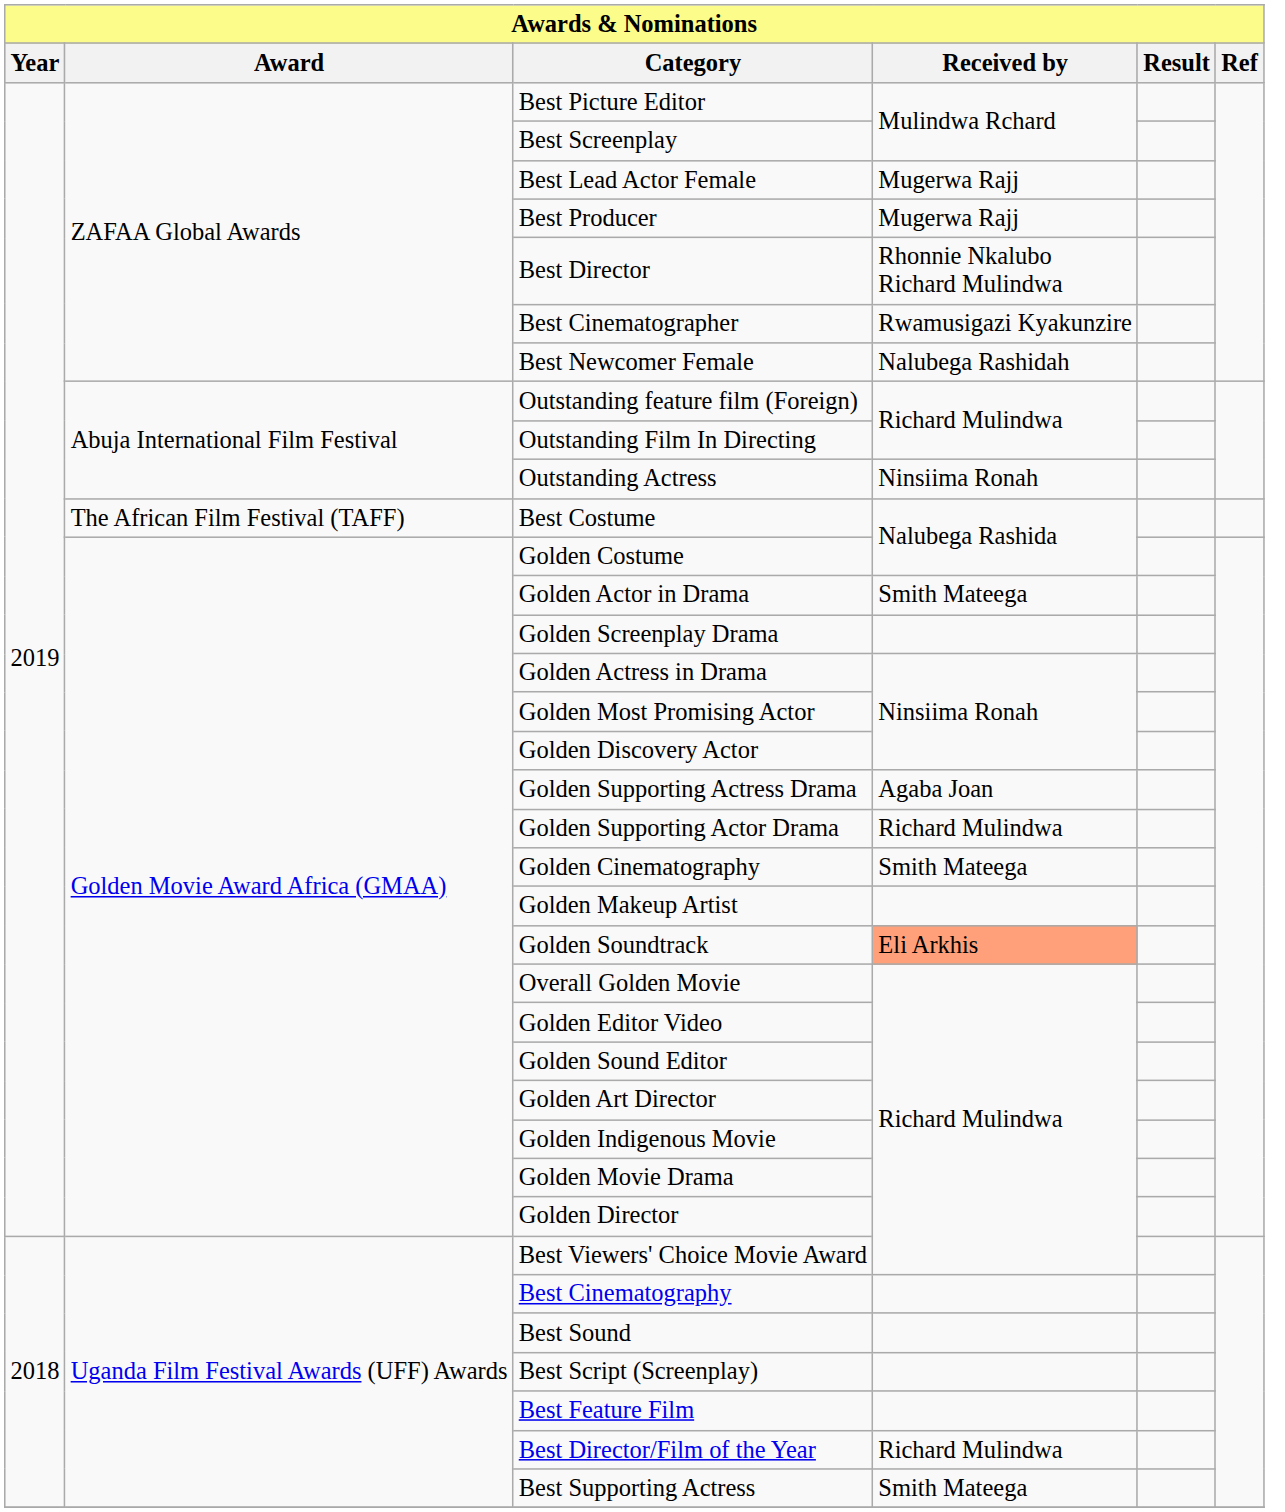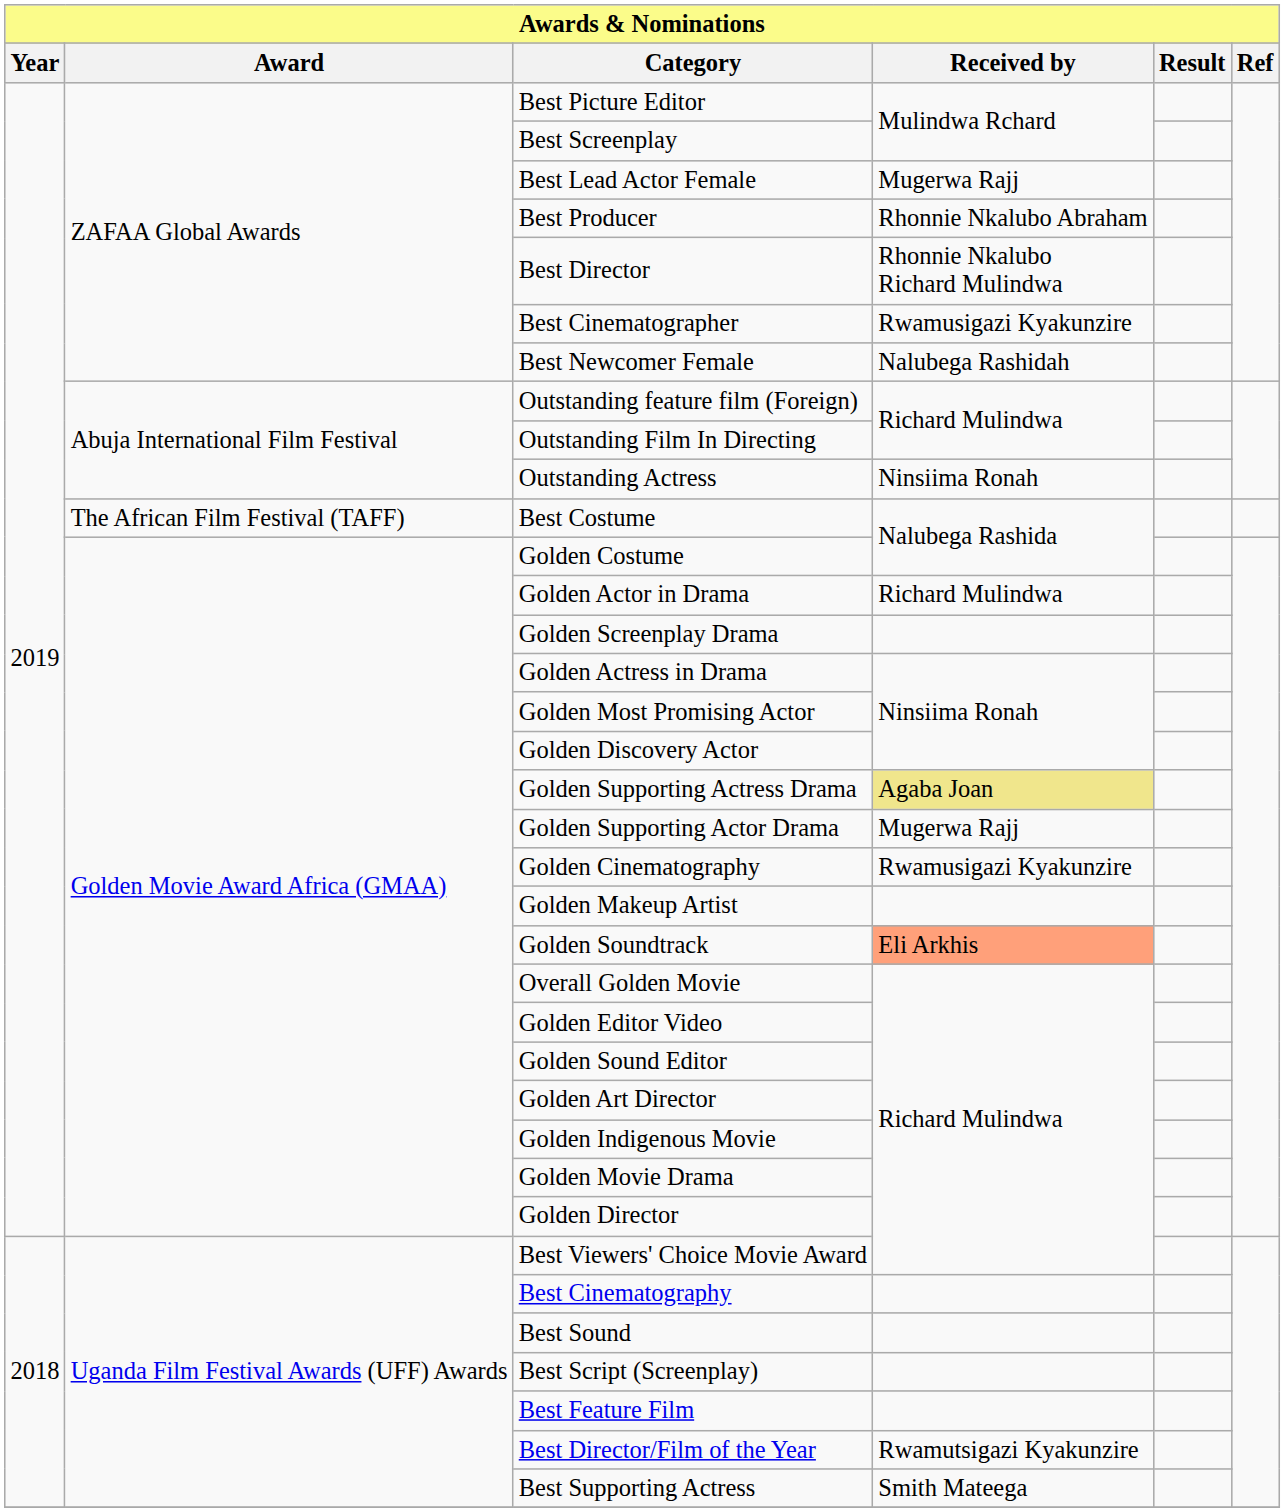(949, 218) Mugerwa Rajj -> (1013, 218) Rhonnie Nkalubo Abraham
(953, 594) Smith Mateega -> (970, 594) Richard Mulindwa
(936, 789) no background -> (936, 789) khaki background
(970, 827) Richard Mulindwa -> (949, 827) Mugerwa Rajj
(953, 866) Smith Mateega -> (1005, 866) Rwamusigazi Kyakunzire
(970, 1449) Richard Mulindwa -> (1009, 1449) Rwamutsigazi Kyakunzire
